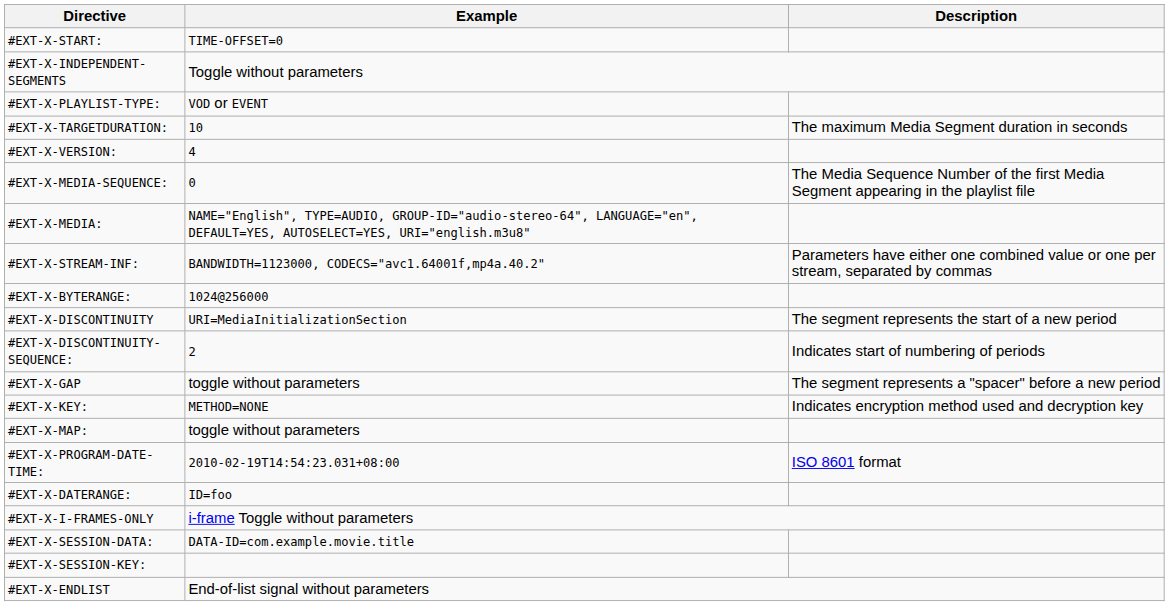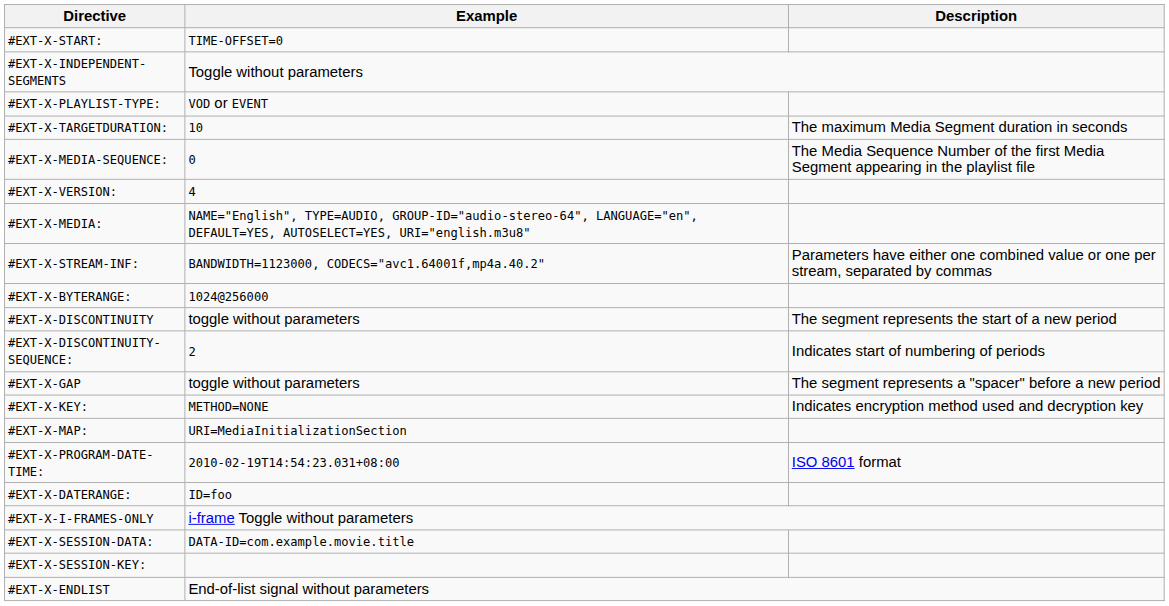rows swapped: (62, 151) <-> (88, 183)
(298, 320) URI=MediaInitializationSection -> (274, 319) toggle without parameters
(274, 430) toggle without parameters -> (298, 431) URI=MediaInitializationSection
